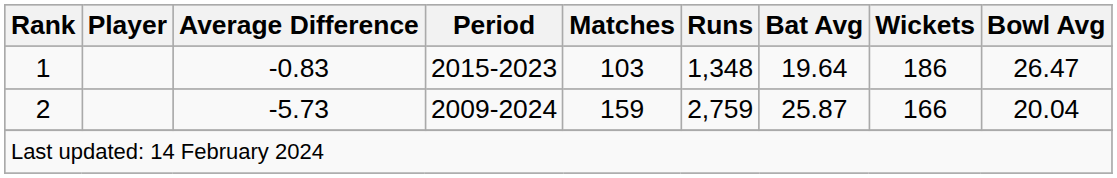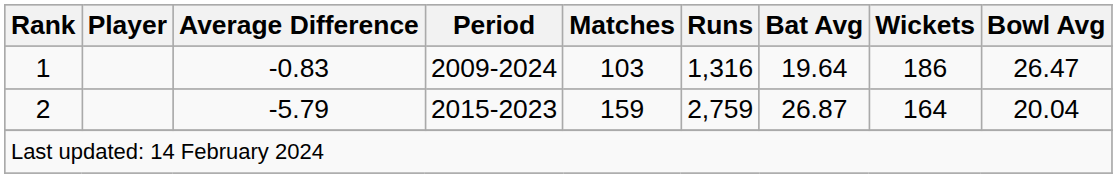(494, 67) 2015-2023 -> (494, 67) 2009-2024
(720, 67) 1,348 -> (720, 67) 1,316
(299, 109) -5.73 -> (299, 109) -5.79
(494, 109) 2009-2024 -> (494, 109) 2015-2023
(814, 109) 25.87 -> (814, 109) 26.87
(925, 109) 166 -> (925, 109) 164
